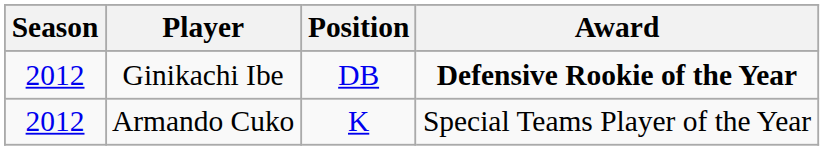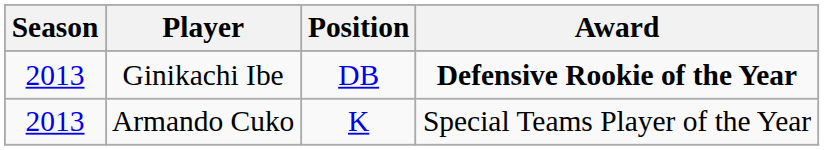(55, 74) 2012 -> (55, 74) 2013
(55, 121) 2012 -> (55, 121) 2013
